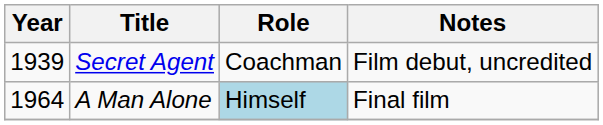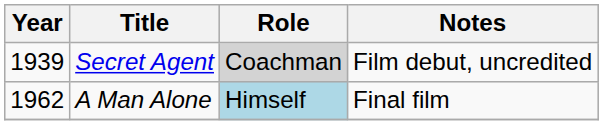(284, 61) no background -> (284, 61) lightgrey background
(37, 100) 1964 -> (37, 100) 1962
